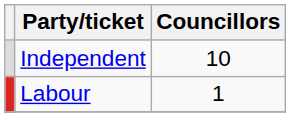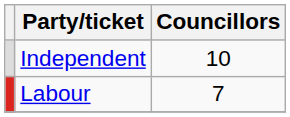(218, 93) 1 -> (218, 93) 7
